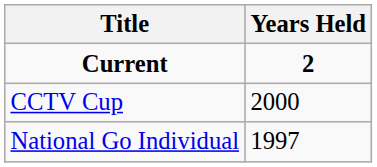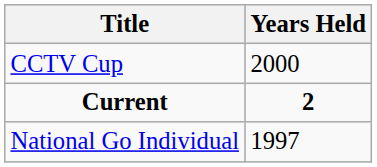rows swapped: (125, 63) <-> (67, 102)
